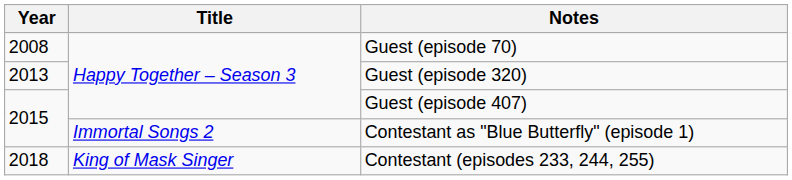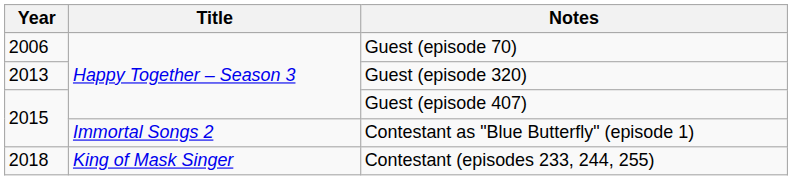(29, 47) 2008 -> (29, 47) 2006
